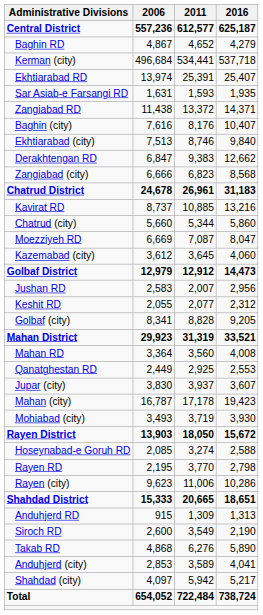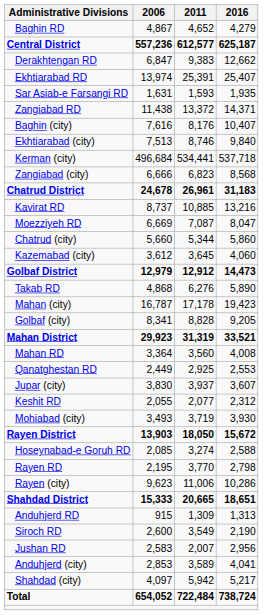rows swapped: (43, 28) <-> (40, 45)
rows swapped: (56, 158) <-> (45, 61)
rows swapped: (48, 239) <-> (46, 223)
rows swapped: (40, 288) <-> (37, 548)
rows swapped: (38, 304) <-> (43, 402)
